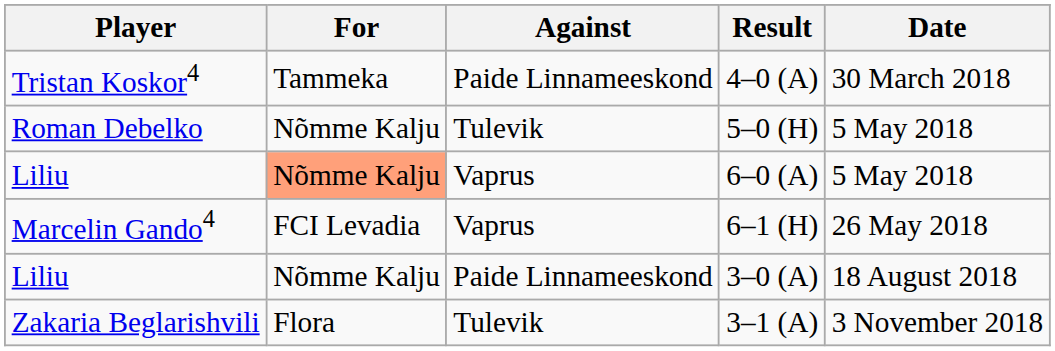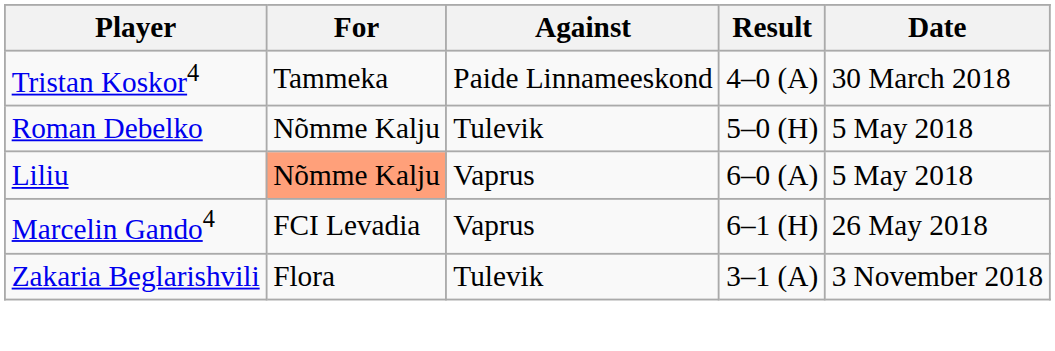- row: (772, 275)
